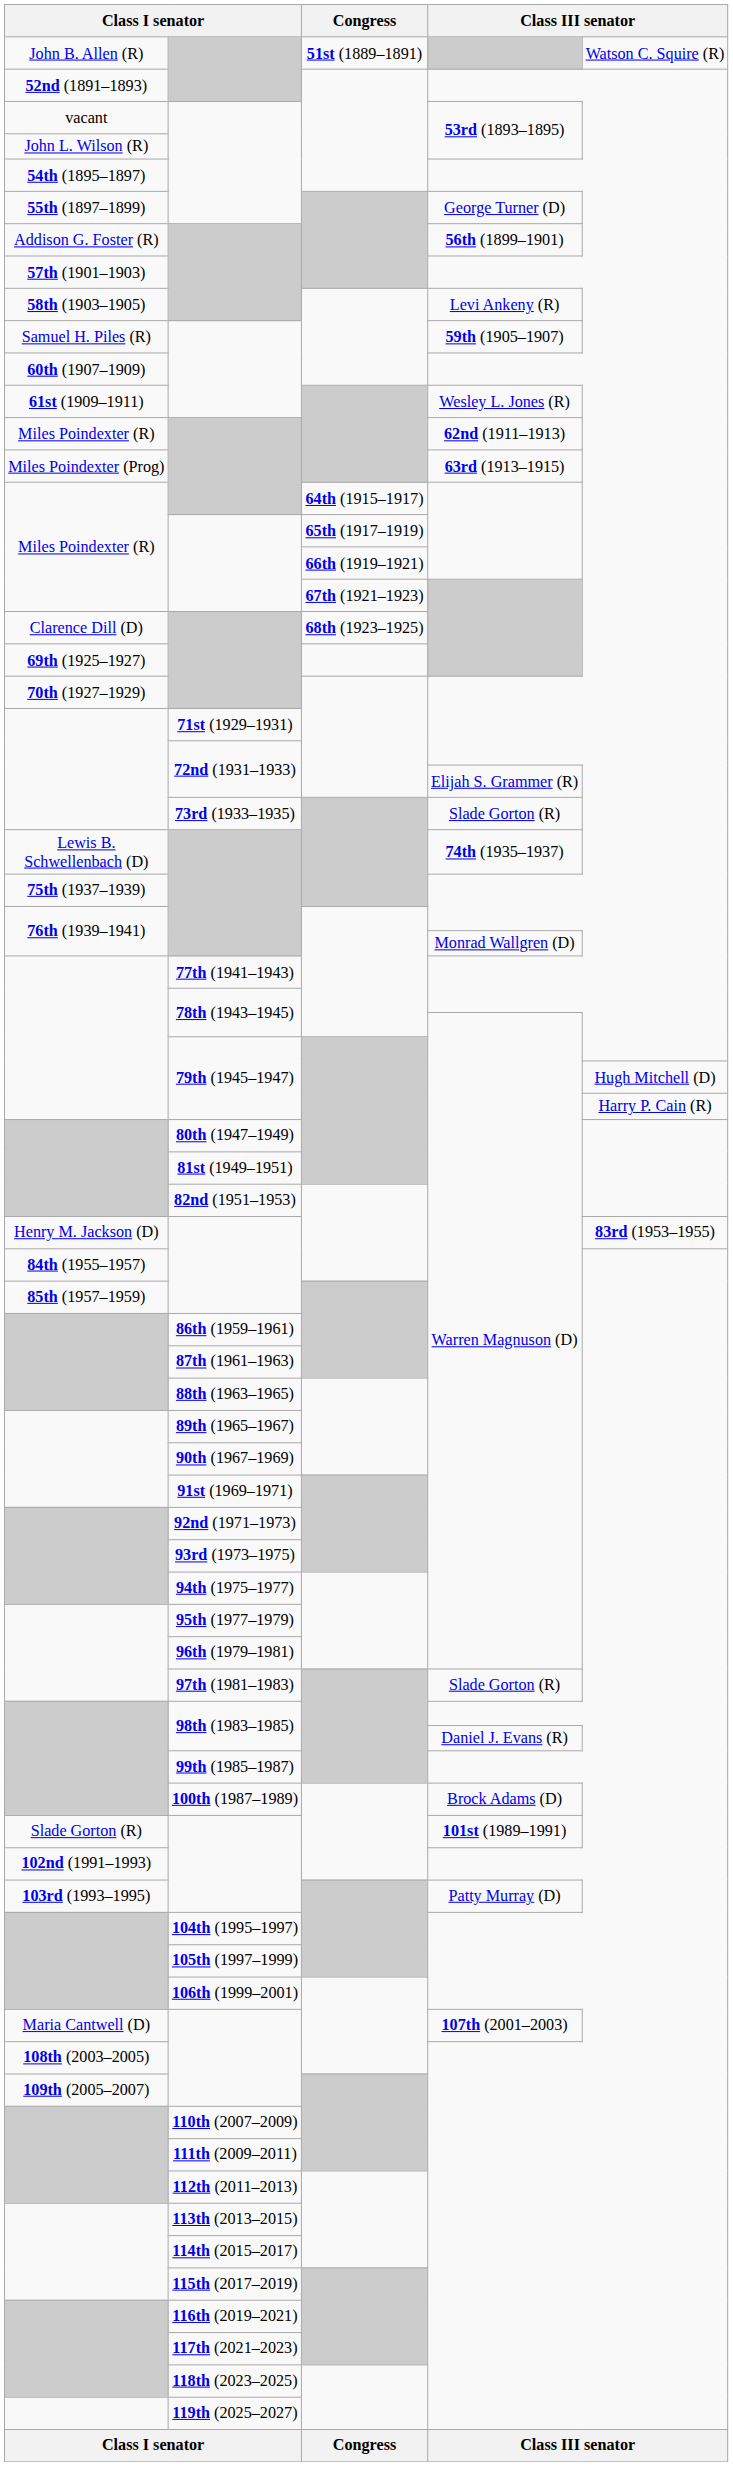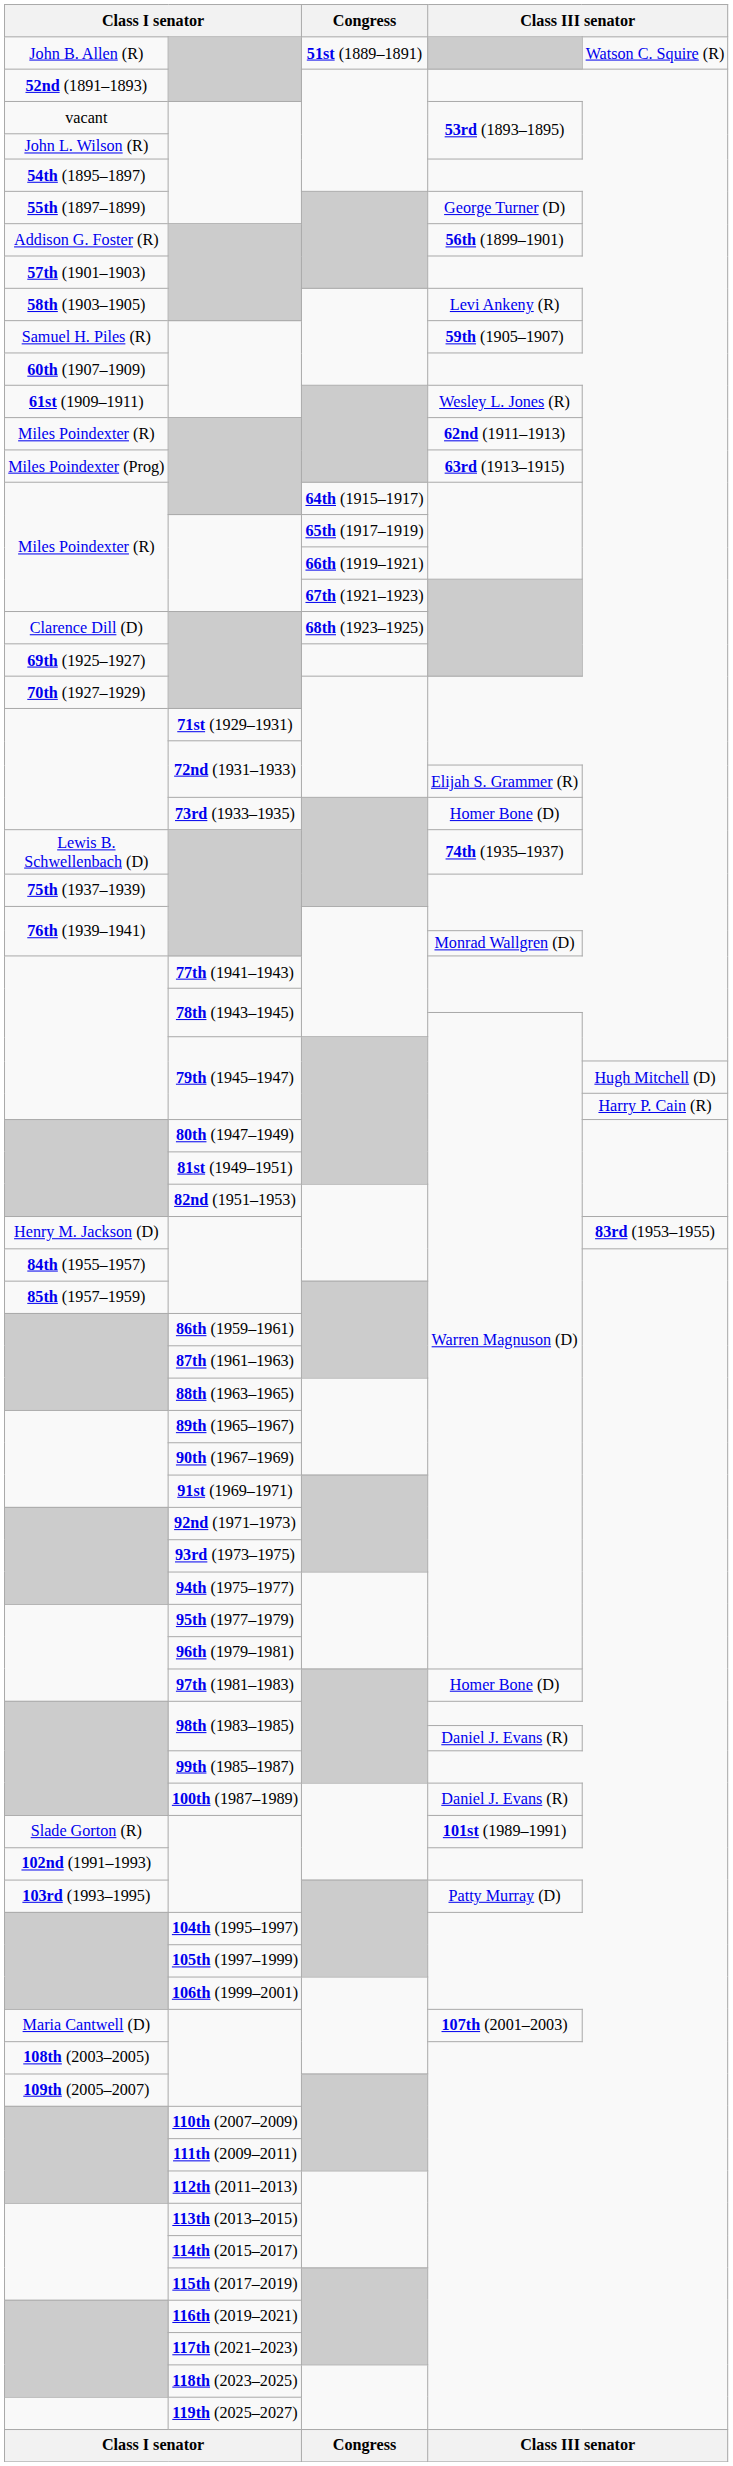(505, 813) Slade Gorton (R) -> (505, 813) Homer Bone (D)
(505, 1684) Slade Gorton (R) -> (505, 1684) Homer Bone (D)
(505, 1799) Brock Adams (D) -> (505, 1799) Daniel J. Evans (R)
